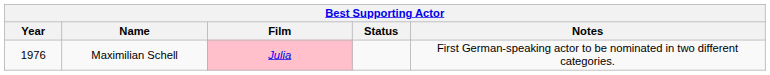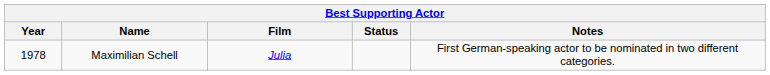(33, 55) 1976 -> (33, 55) 1978
(280, 55) pink background -> (280, 55) no background
